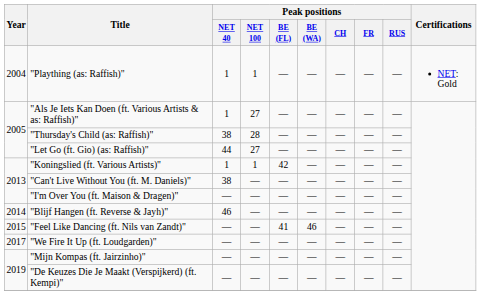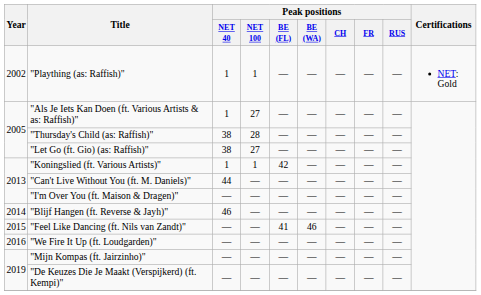(16, 73) 2004 -> (16, 73) 2002
(227, 150) 44 -> (227, 150) 38
(227, 181) 38 -> (227, 181) 44
(16, 241) 2017 -> (16, 241) 2016
